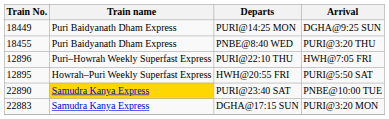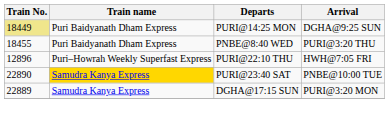(19, 28) no background -> (19, 28) khaki background
- row: (253, 75)
(19, 106) 22883 -> (19, 91) 22889
